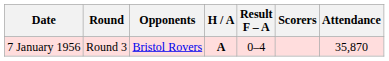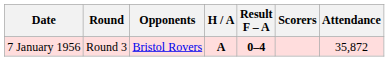(256, 46) normal -> (256, 46) bold
(351, 46) 35,870 -> (351, 46) 35,872
